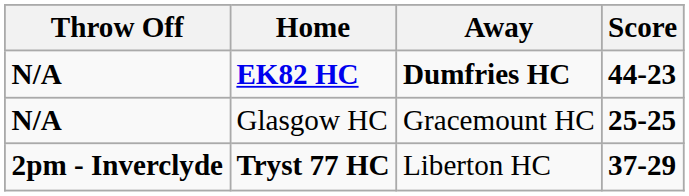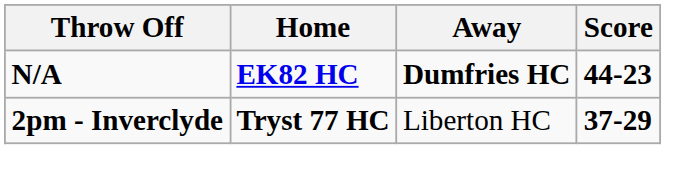- row: (312, 119)
